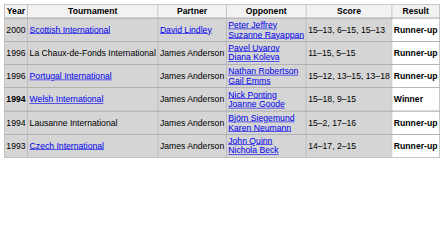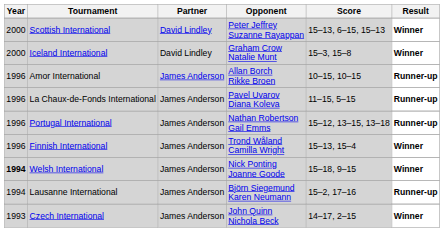(416, 30) Runner-up -> (408, 30) Winner
+ row: (68, 53)
+ row: (65, 76)
+ row: (68, 146)
(416, 146) Runner-up -> (408, 216) Winner
